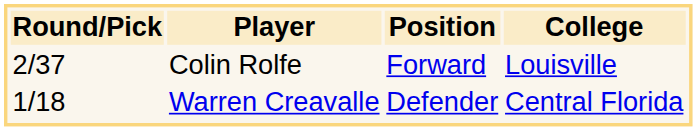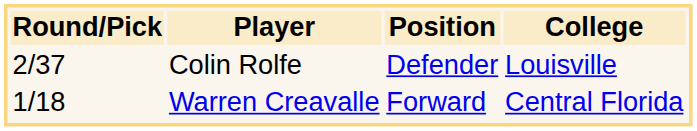(436, 64) Forward -> (442, 64) Defender
(442, 102) Defender -> (436, 102) Forward
